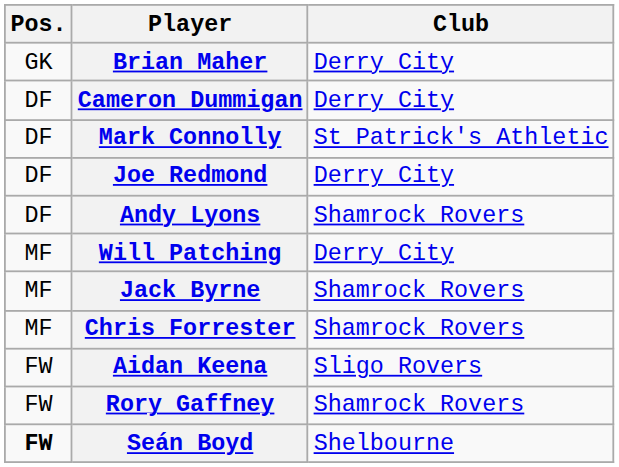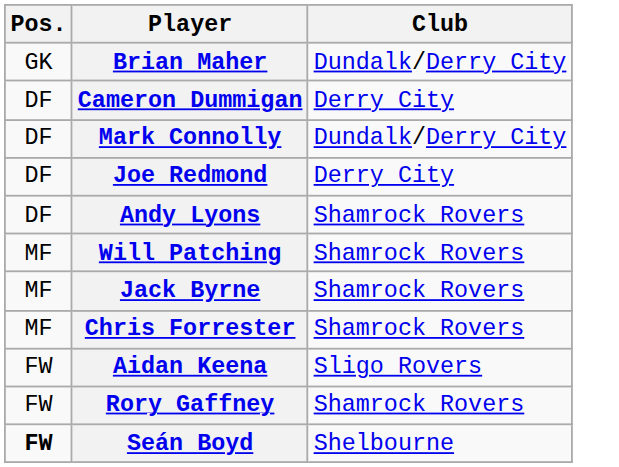(384, 62) Derry City -> (440, 62) Dundalk/Derry City
(461, 138) St Patrick's Athletic -> (440, 138) Dundalk/Derry City
(384, 253) Derry City -> (419, 253) Shamrock Rovers
